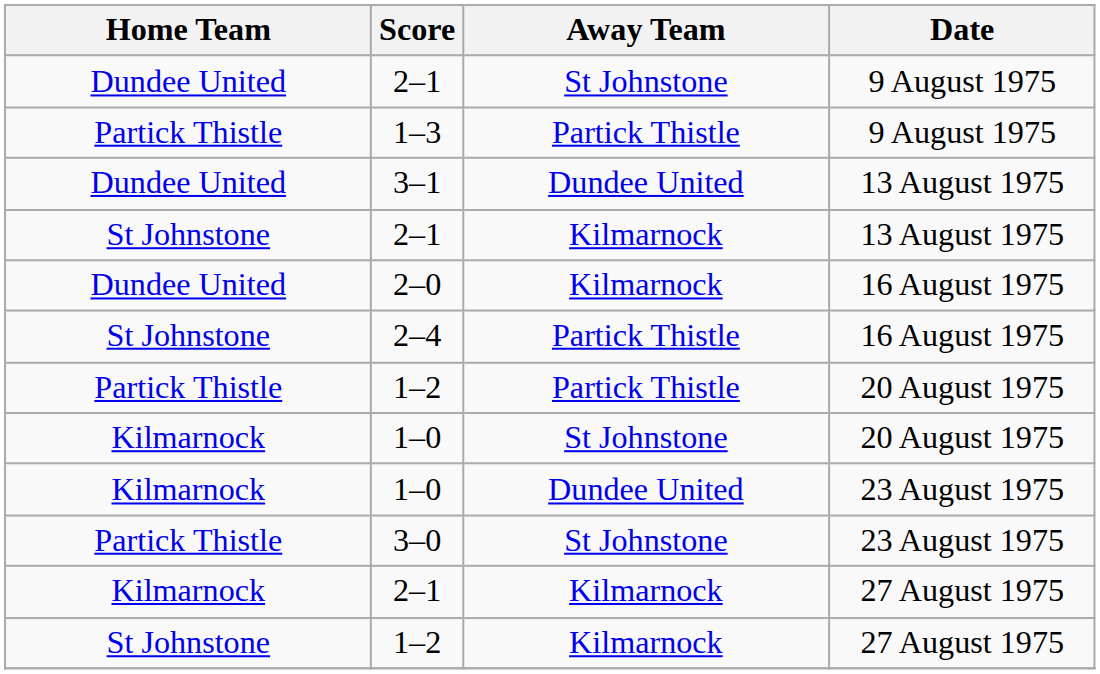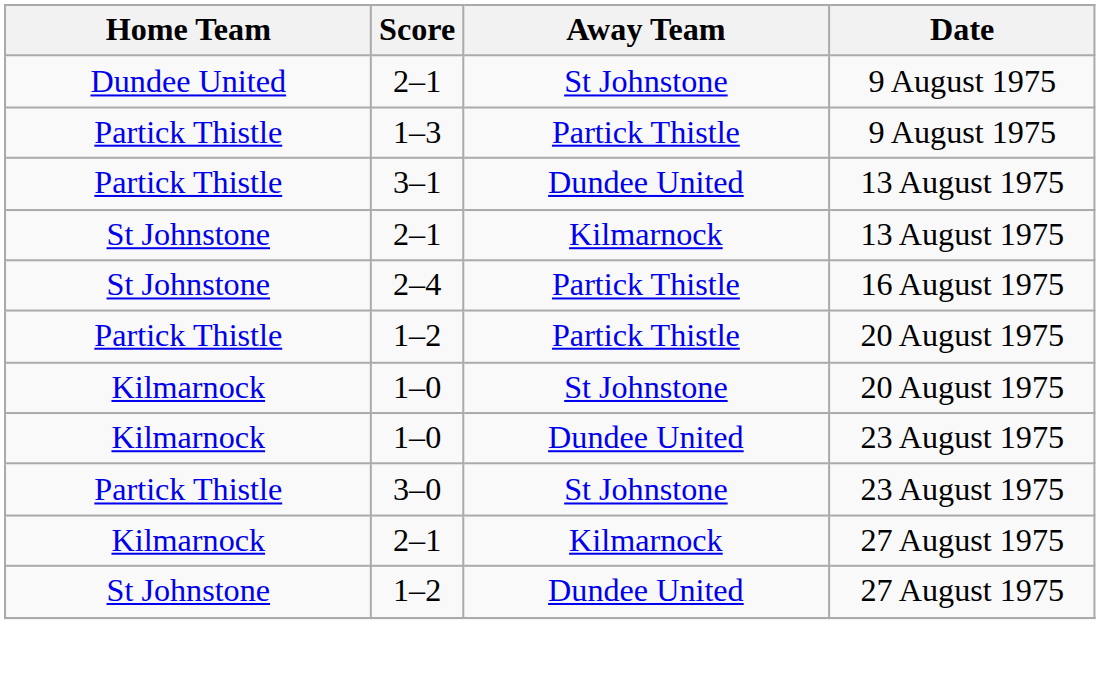(188, 183) Dundee United -> (188, 183) Partick Thistle
- row: (417, 285)
(646, 642) Kilmarnock -> (646, 591) Dundee United
